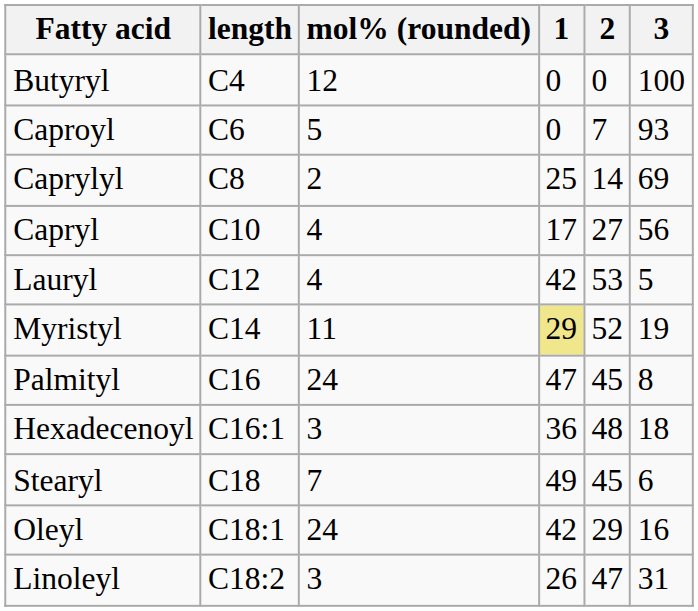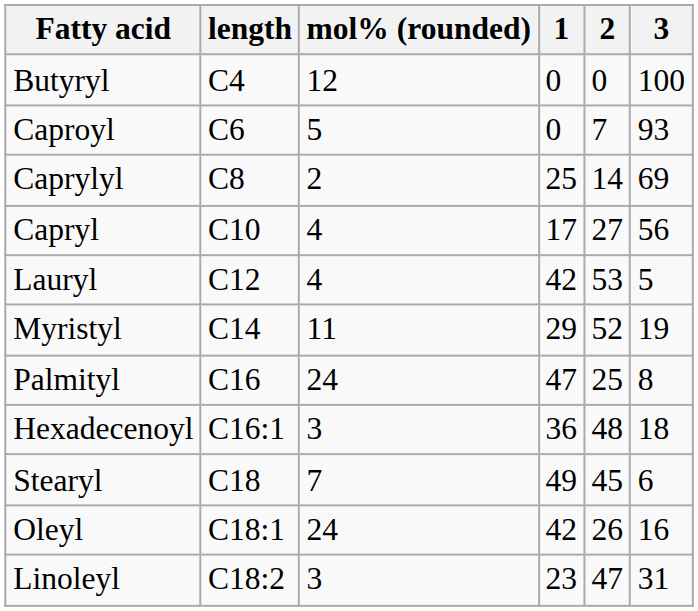(561, 329) khaki background -> (561, 329) no background
(607, 379) 45 -> (607, 379) 25
(607, 529) 29 -> (607, 529) 26
(561, 579) 26 -> (561, 579) 23
